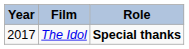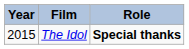(21, 35) 2017 -> (21, 35) 2015
